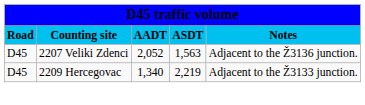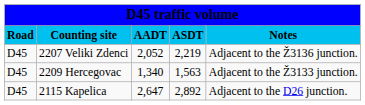(188, 53) 1,563 -> (188, 53) 2,219
(188, 72) 2,219 -> (188, 72) 1,563
+ row: (73, 90)
